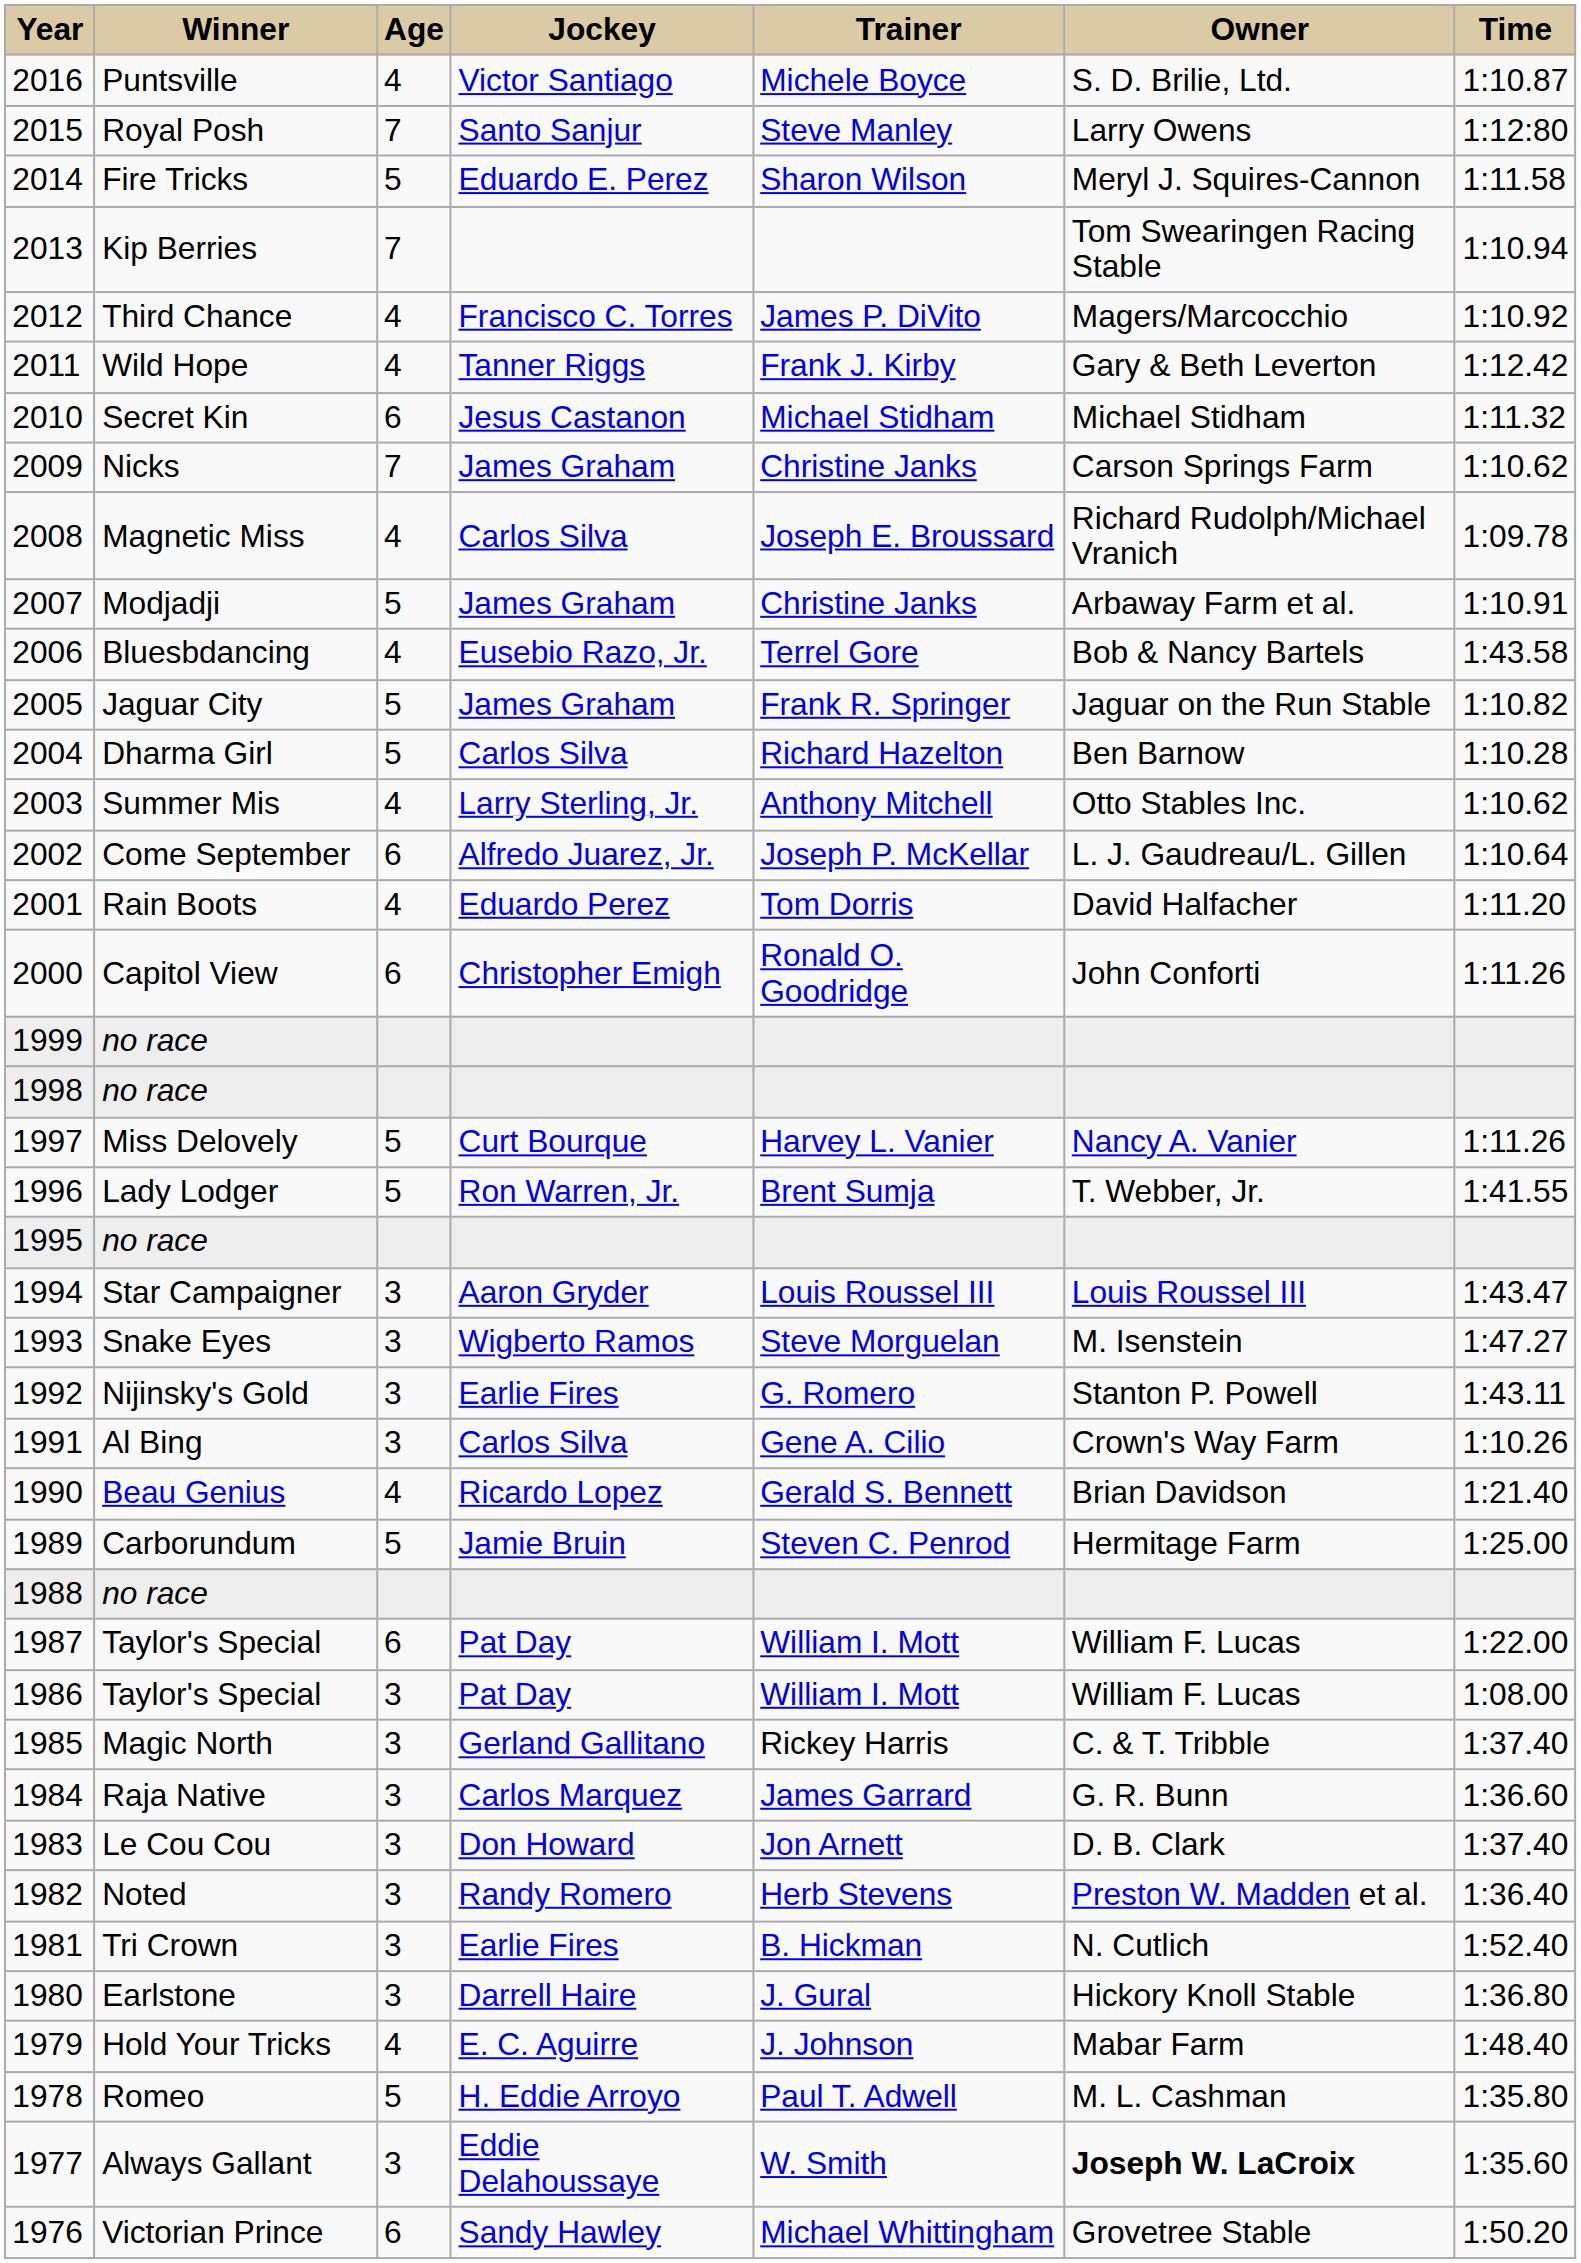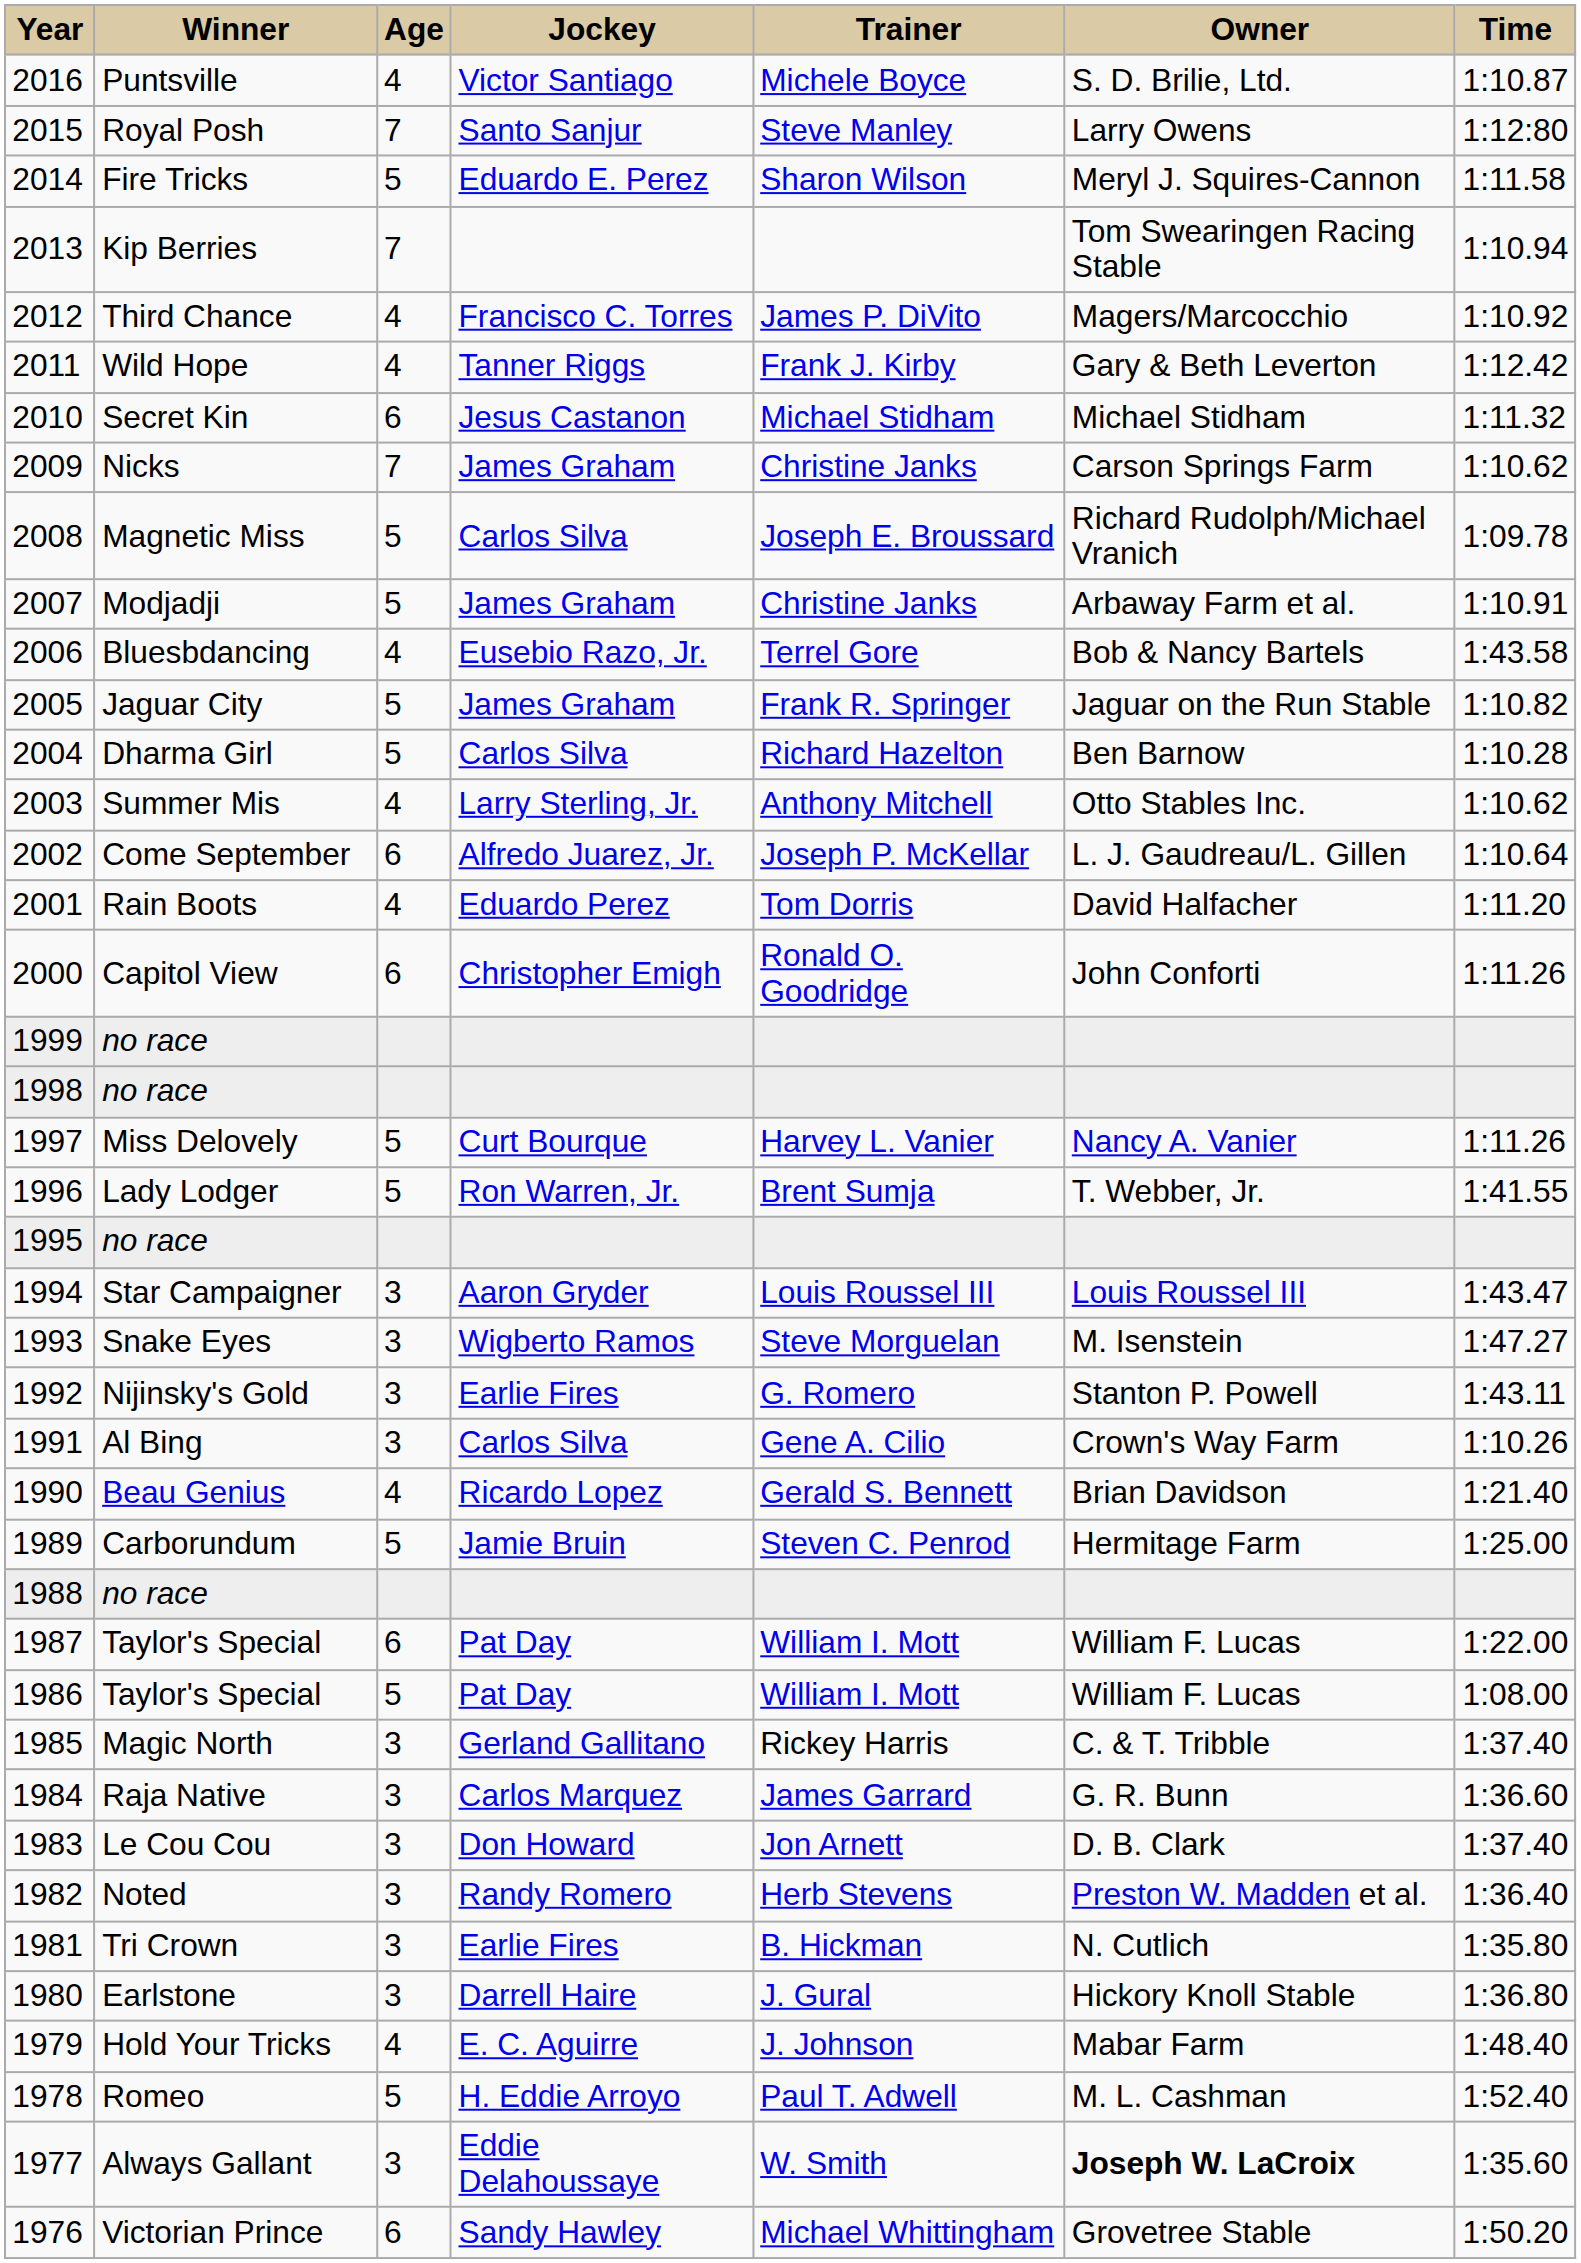(393, 535) 4 -> (393, 535) 5
(393, 1694) 3 -> (393, 1694) 5
(1515, 1945) 1:52.40 -> (1515, 1945) 1:35.80
(1515, 2095) 1:35.80 -> (1515, 2095) 1:52.40
